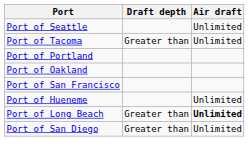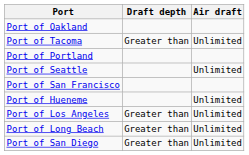rows swapped: (47, 26) <-> (47, 70)
+ row: (58, 114)
(218, 114) bold -> (218, 129) normal
